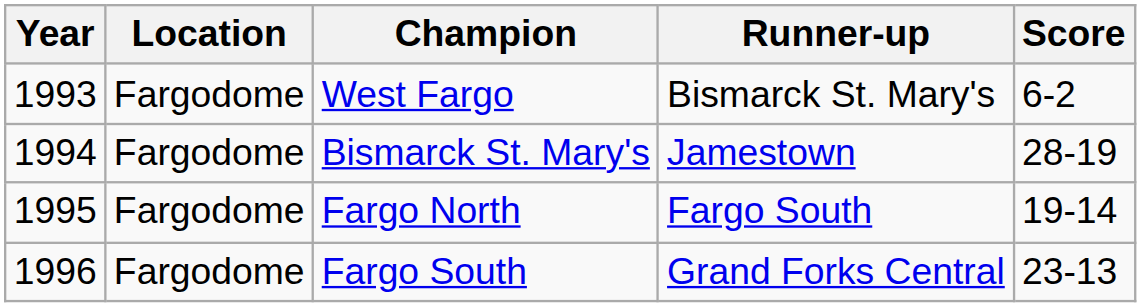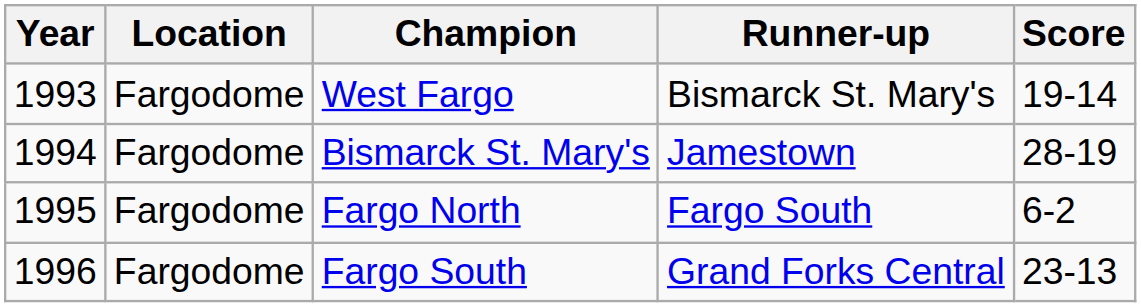(1049, 93) 6-2 -> (1070, 93) 19-14
(1070, 211) 19-14 -> (1049, 211) 6-2
